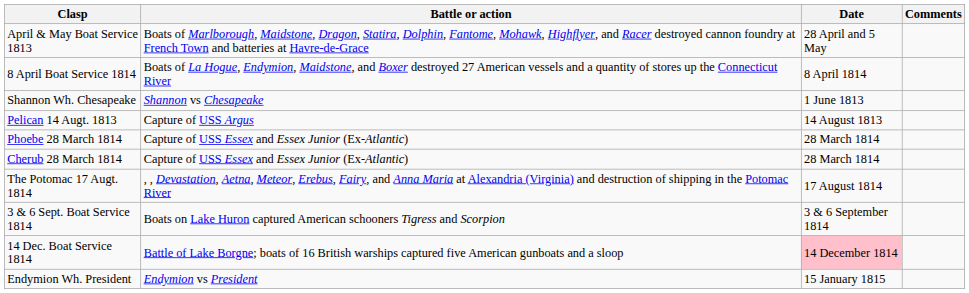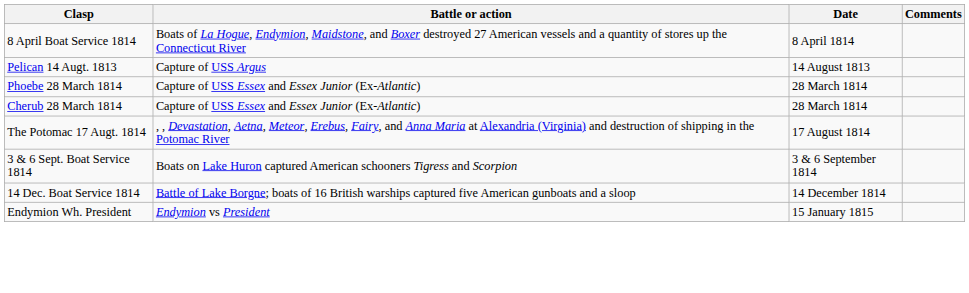- row: (73, 40)
- row: (72, 100)
(851, 252) pink background -> (839, 192) no background
